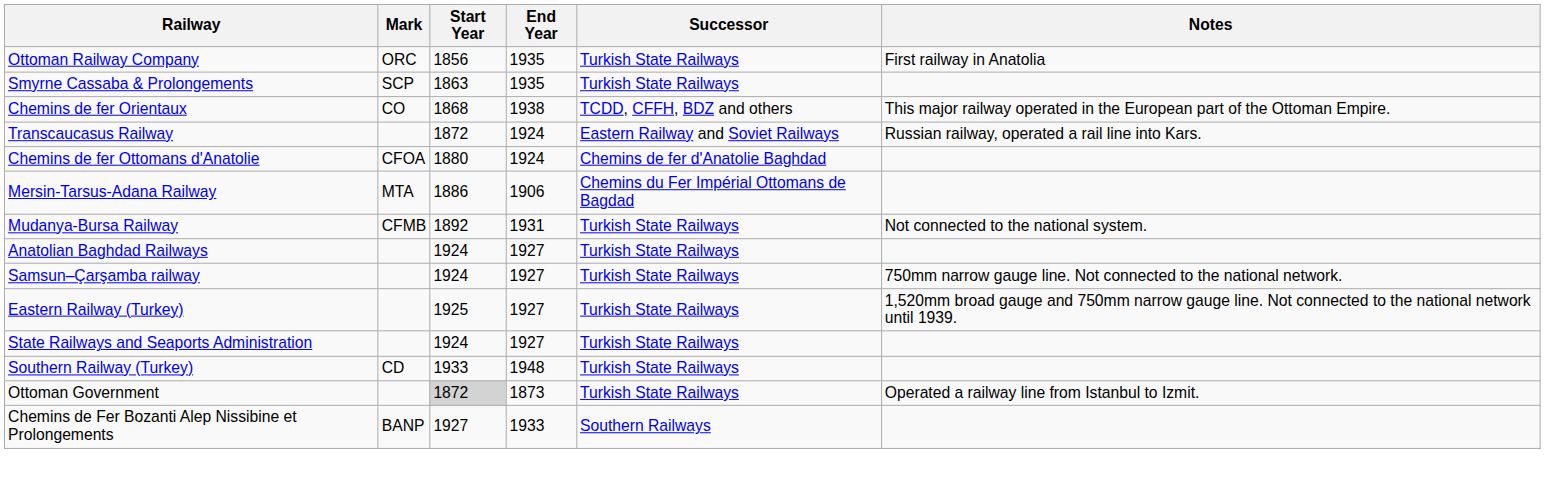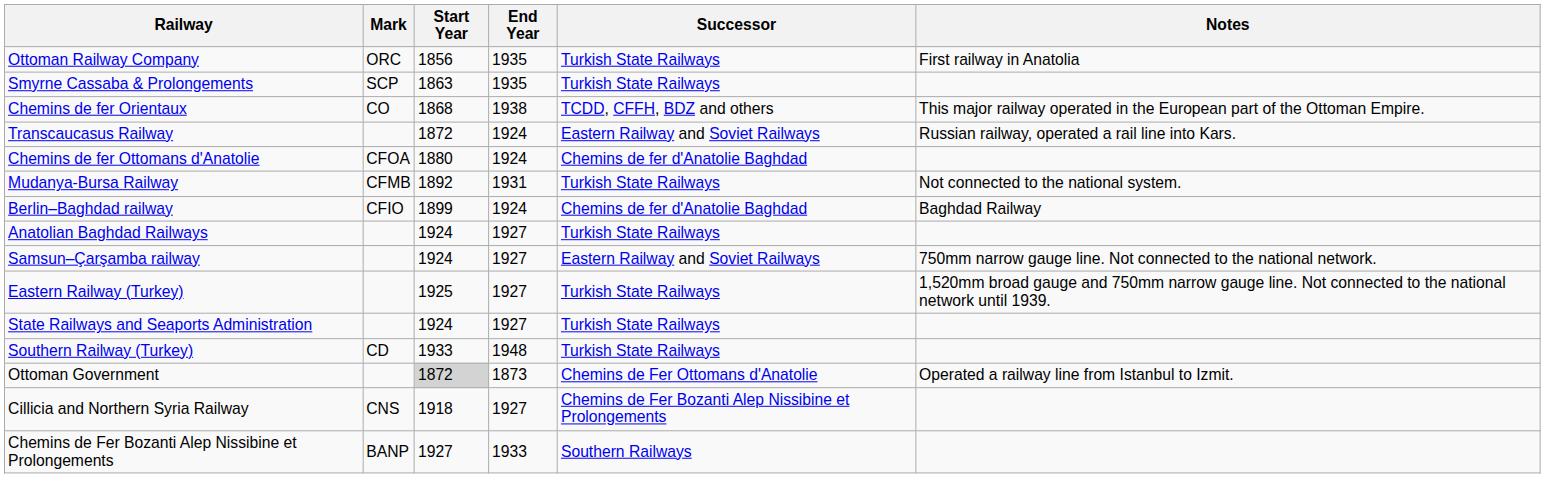- row: (112, 192)
+ row: (90, 208)
(659, 276) Turkish State Railways -> (690, 258) Eastern Railway and Soviet Railways
(659, 393) Turkish State Railways -> (689, 375) Chemins de Fer Ottomans d'Anatolie
+ row: (128, 409)
